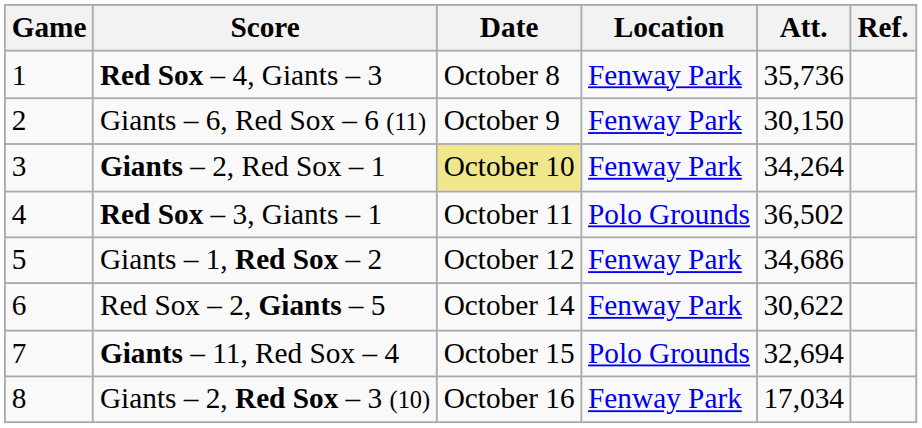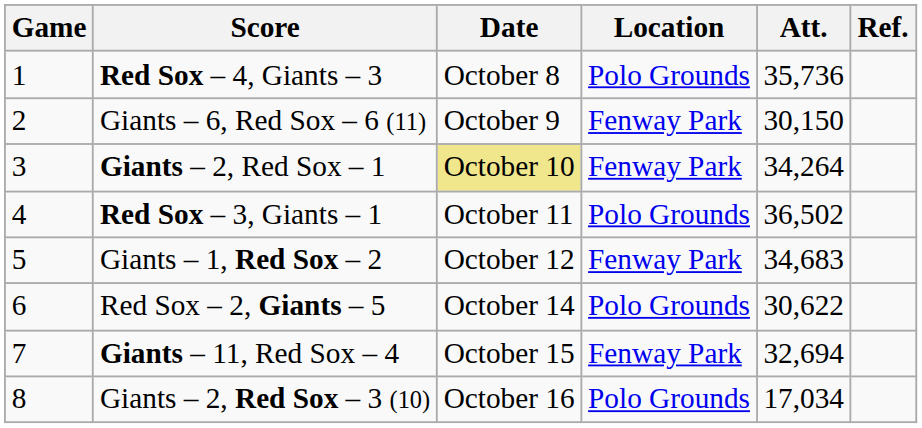(665, 74) Fenway Park -> (669, 74) Polo Grounds
(804, 259) 34,686 -> (804, 259) 34,683
(665, 306) Fenway Park -> (669, 306) Polo Grounds
(669, 352) Polo Grounds -> (665, 352) Fenway Park
(665, 399) Fenway Park -> (669, 399) Polo Grounds
